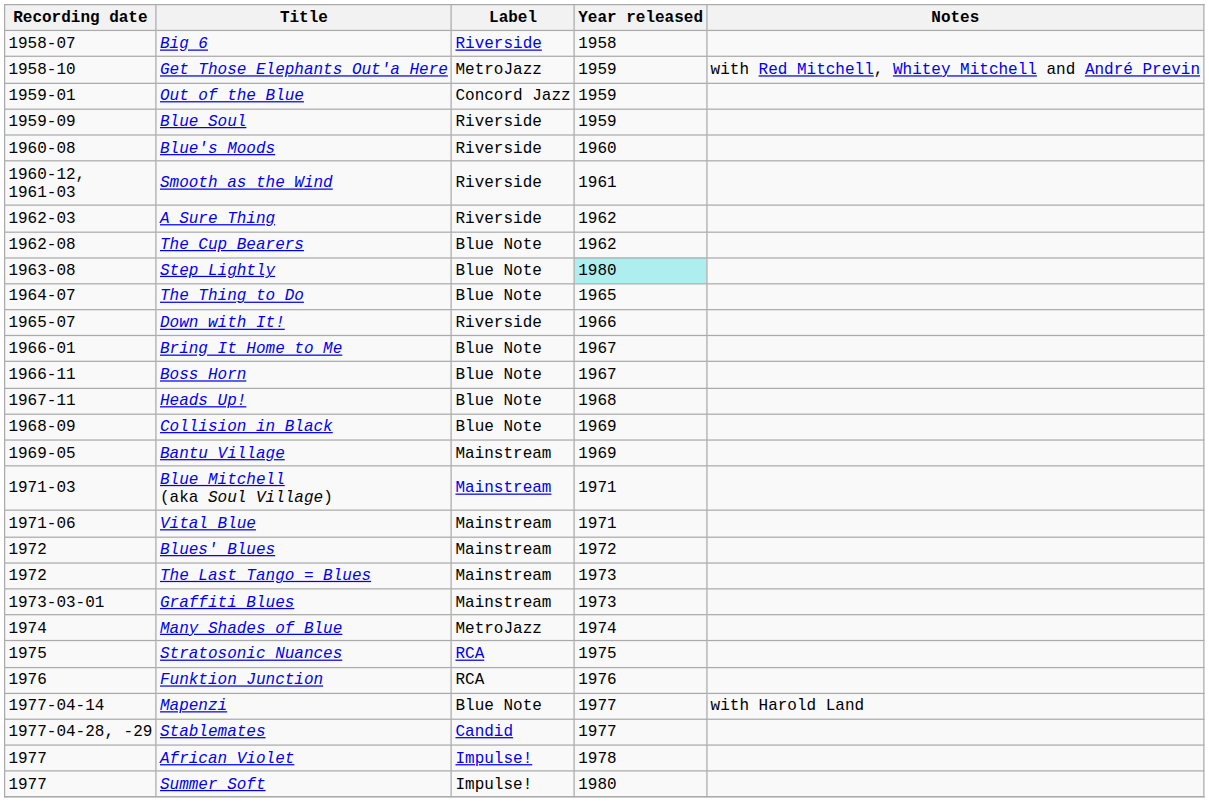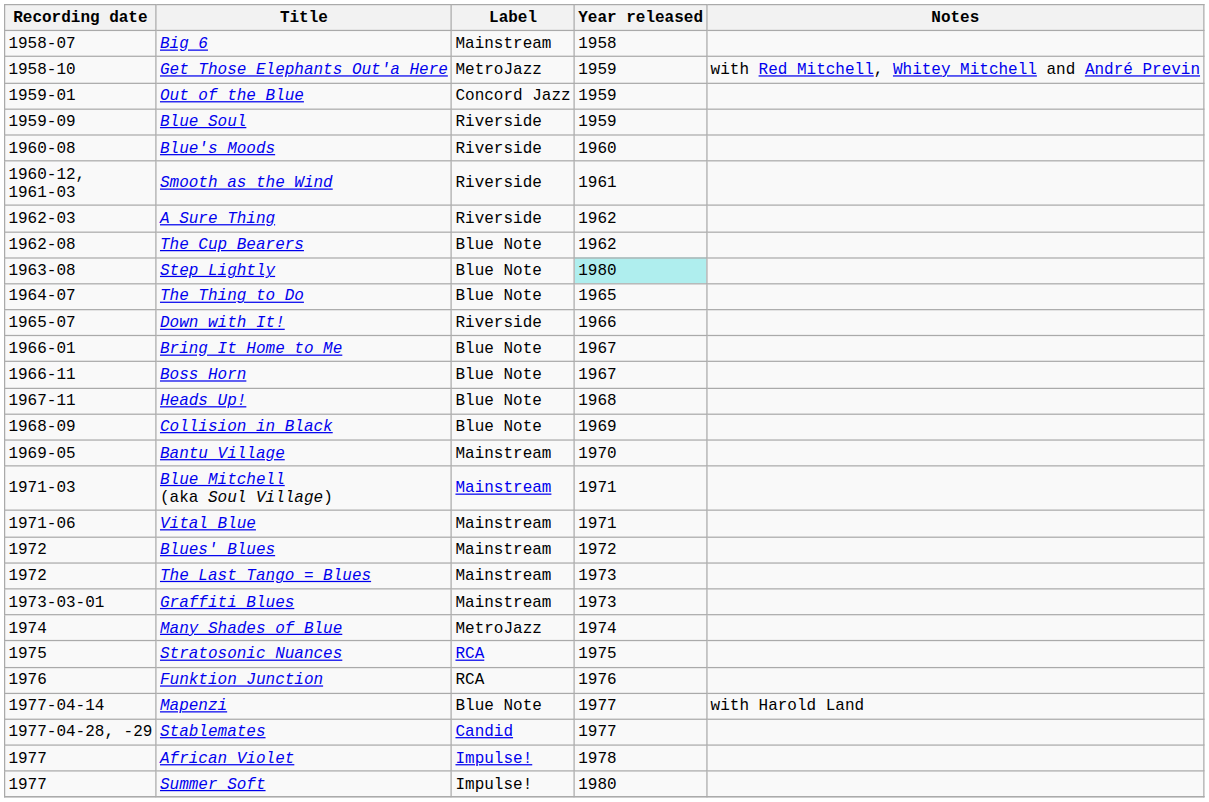(499, 44) Riverside -> (503, 44) Mainstream
(597, 453) 1969 -> (597, 453) 1970
